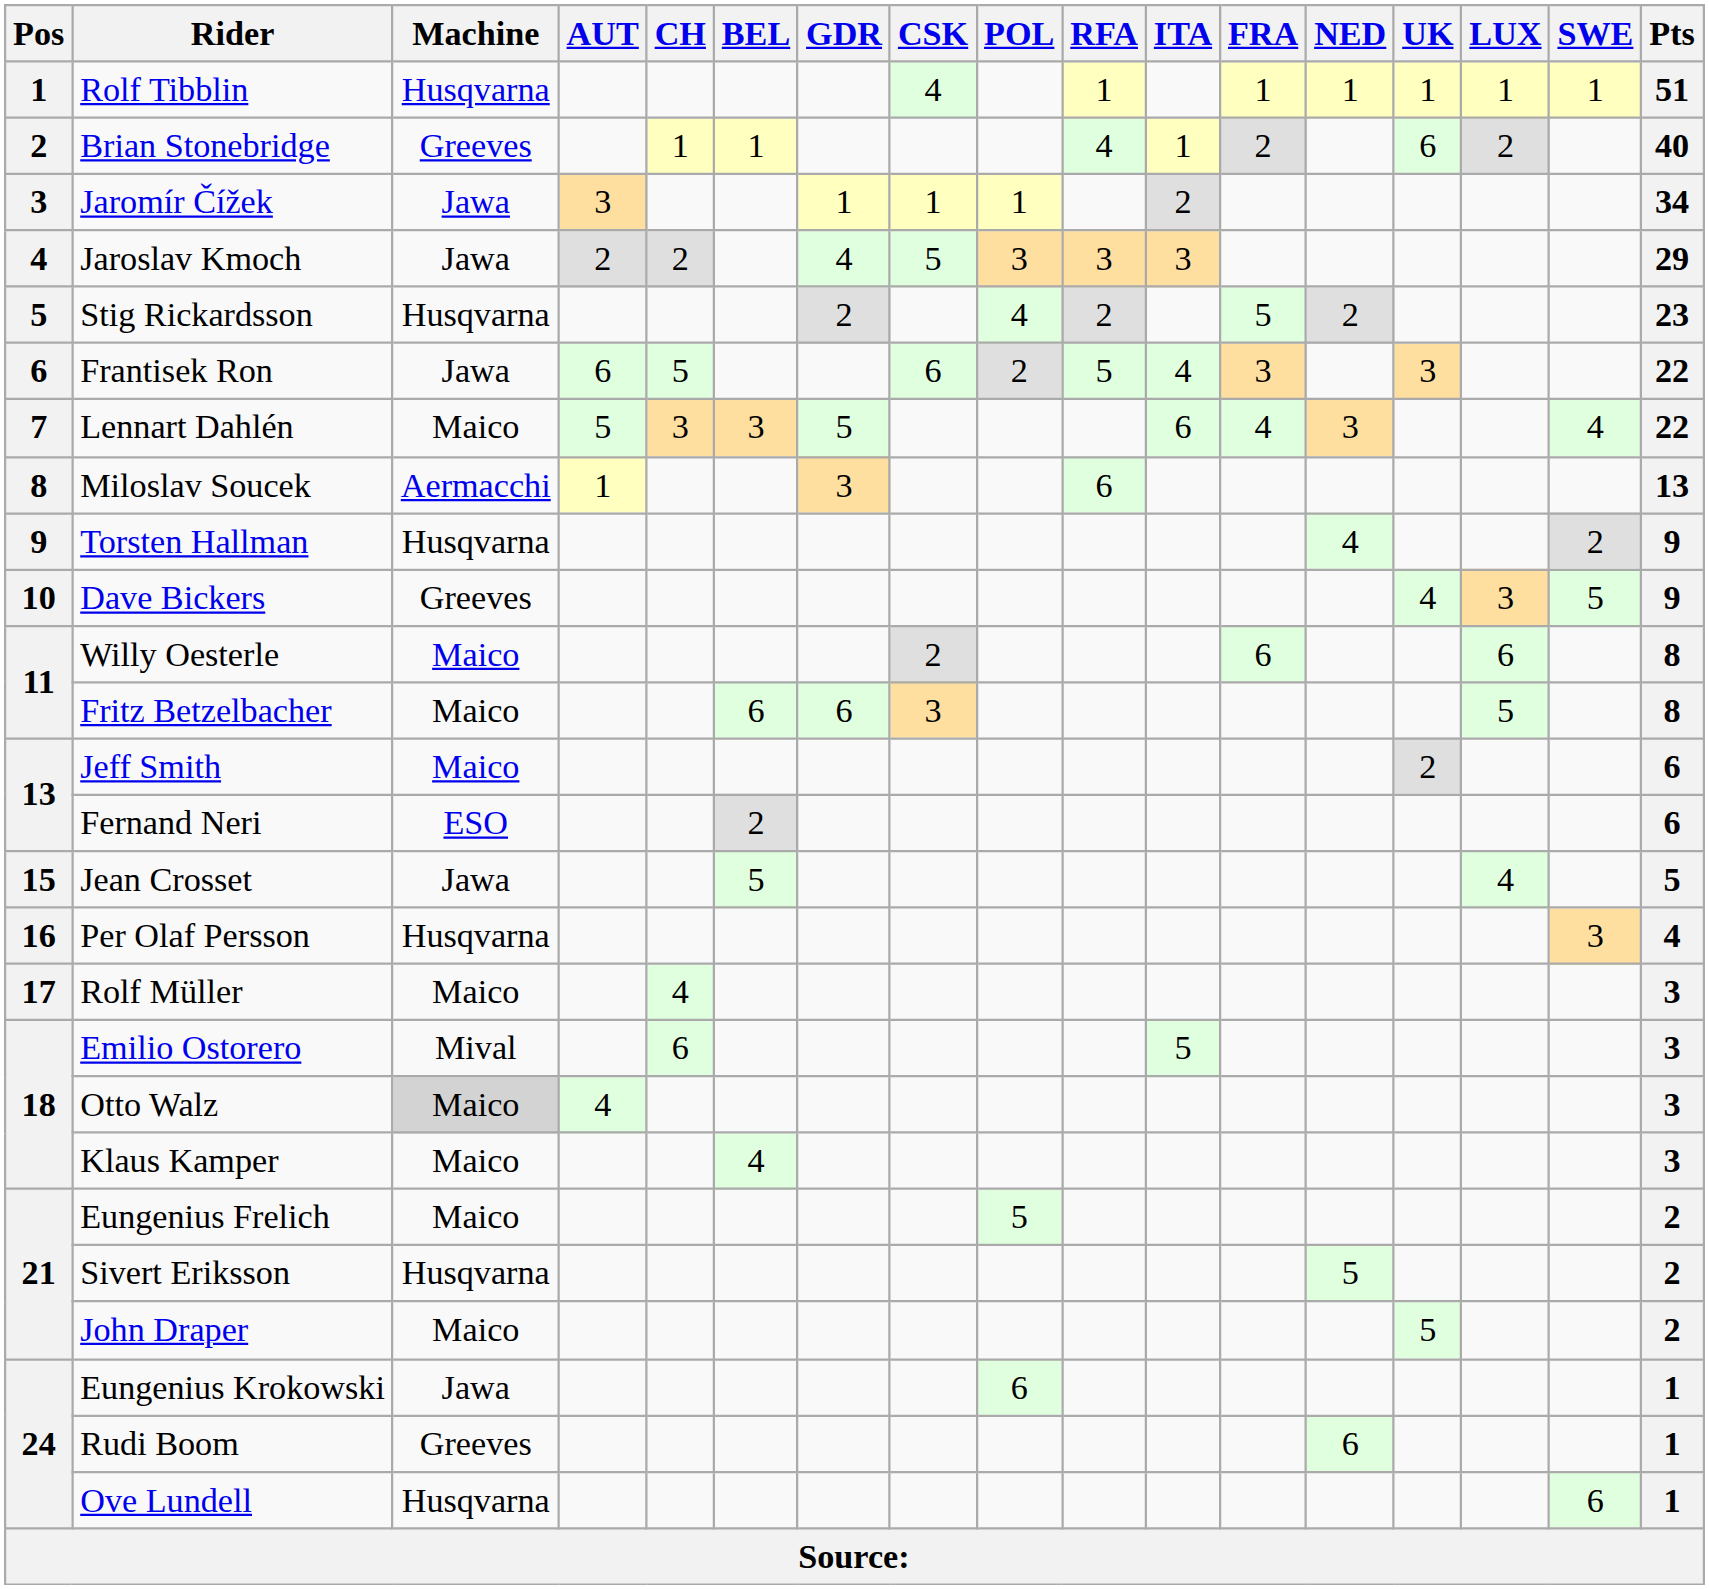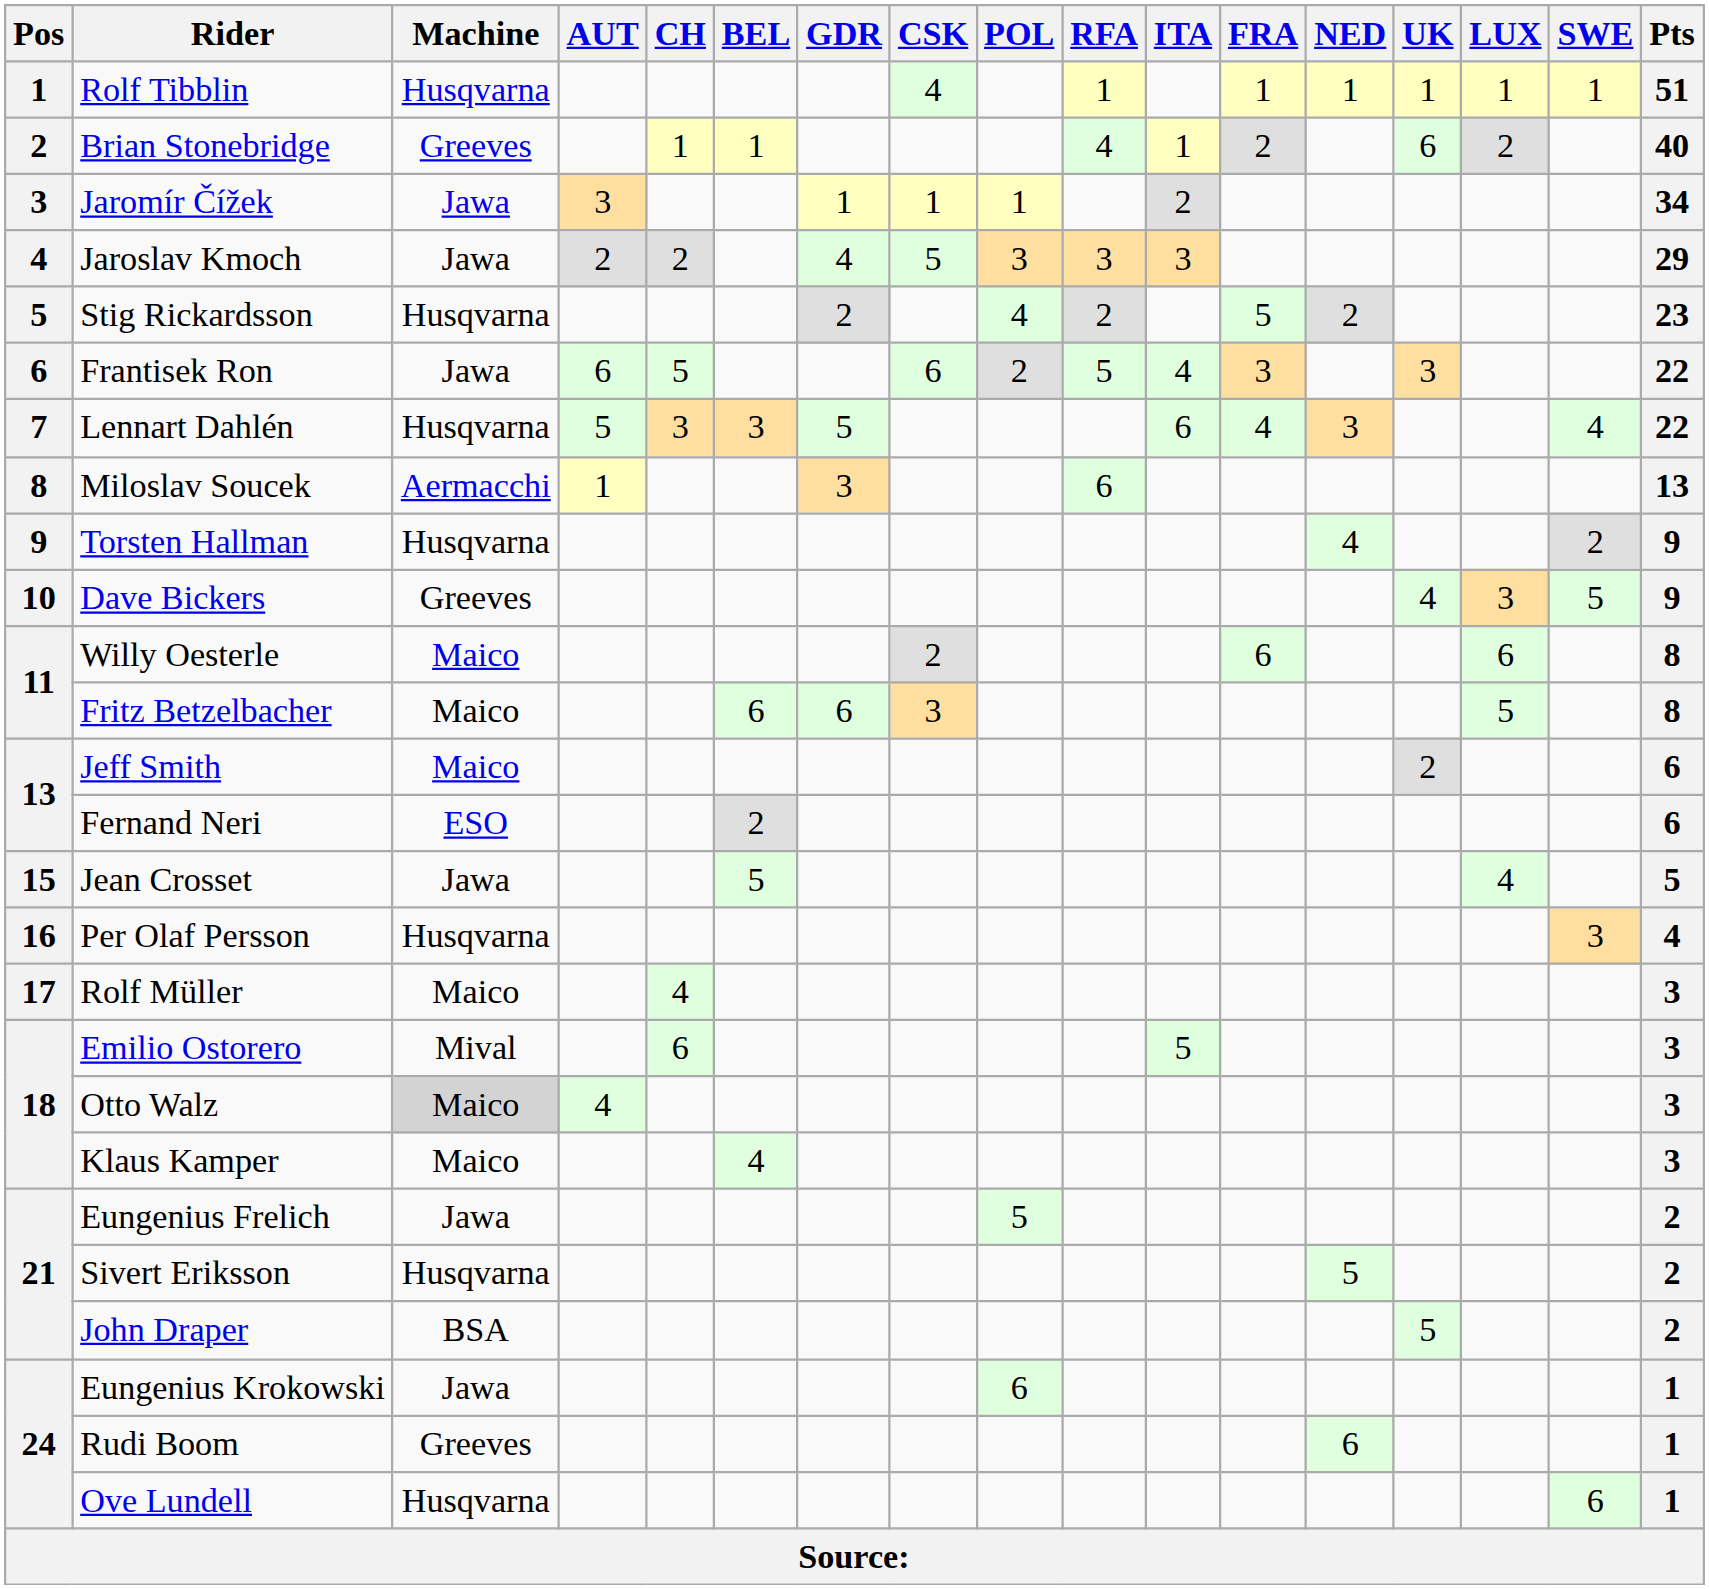(476, 427) Maico -> (476, 427) Husqvarna
(476, 1217) Maico -> (476, 1217) Jawa
(476, 1329) Maico -> (476, 1329) BSA
